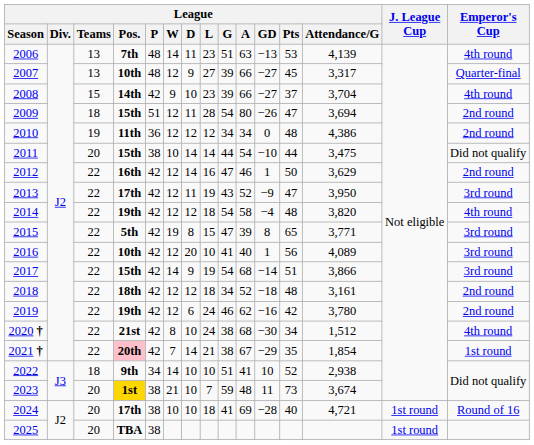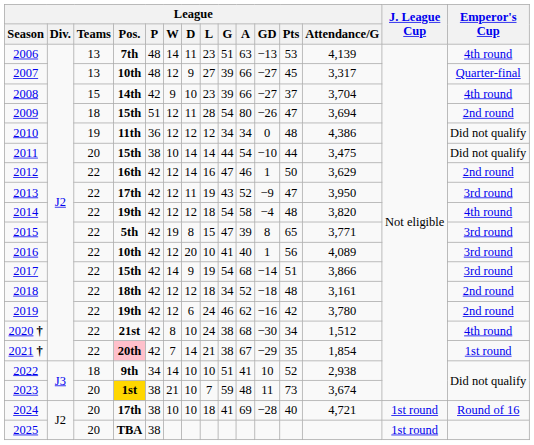(488, 133) 2nd round -> (488, 133) Did not qualify
